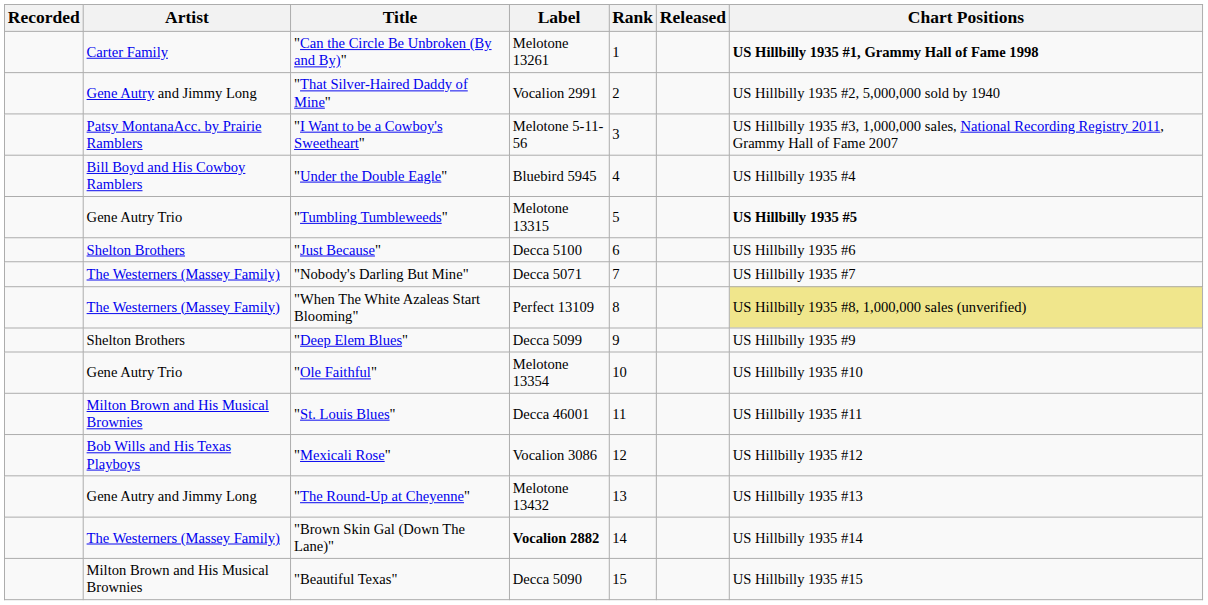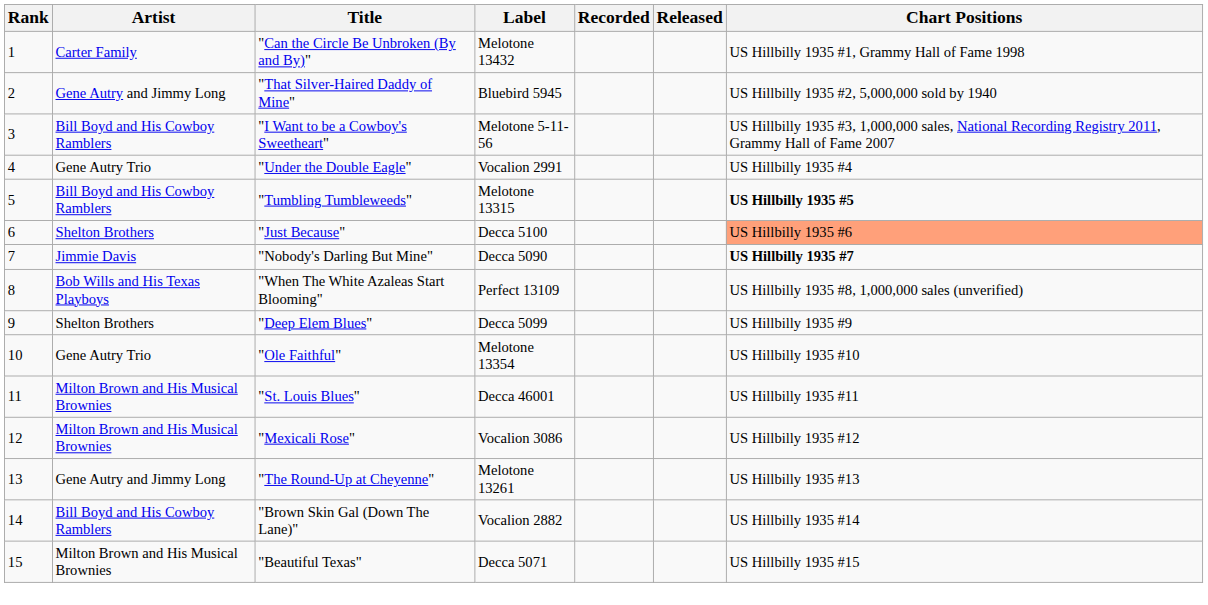columns swapped: (633, 18) <-> (44, 18)
(541, 52) Melotone 13261 -> (506, 52) Melotone 13432
(886, 52) bold -> (877, 52) normal
(555, 93) Vocalion 2991 -> (520, 93) Bluebird 5945
(174, 134) Patsy MontanaAcc. by Prairie Ramblers -> (135, 134) Bill Boyd and His Cowboy Ramblers
(166, 176) Bill Boyd and His Cowboy Ramblers -> (103, 167) Gene Autry Trio
(555, 176) Bluebird 5945 -> (520, 167) Vocalion 2991
(134, 217) Gene Autry Trio -> (135, 200) Bill Boyd and His Cowboy Ramblers
(794, 250) no background -> (791, 233) lightsalmon background
(183, 274) The Westerners (Massey Family) -> (96, 257) Jimmie Davis
(547, 274) Decca 5071 -> (513, 257) Decca 5090
(794, 274) normal -> (792, 257) bold
(183, 307) The Westerners (Massey Family) -> (128, 289) Bob Wills and His Texas Playboys
(880, 307) khaki background -> (876, 289) no background
(159, 455) Bob Wills and His Texas Playboys -> (147, 437) Milton Brown and His Musical Brownies
(541, 496) Melotone 13432 -> (506, 479) Melotone 13261
(183, 537) The Westerners (Massey Family) -> (135, 520) Bill Boyd and His Cowboy Ramblers
(556, 537) bold -> (520, 520) normal
(547, 579) Decca 5090 -> (513, 561) Decca 5071
